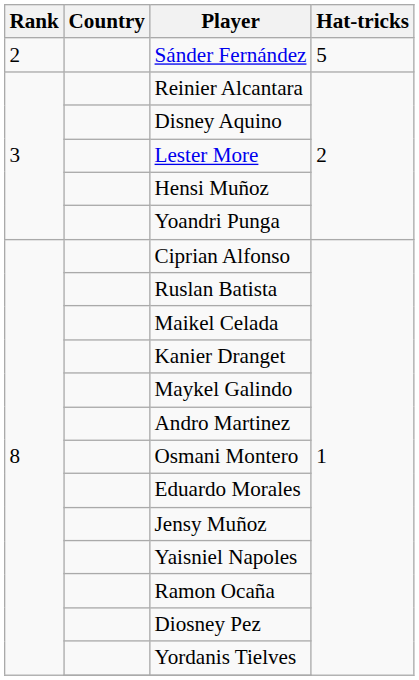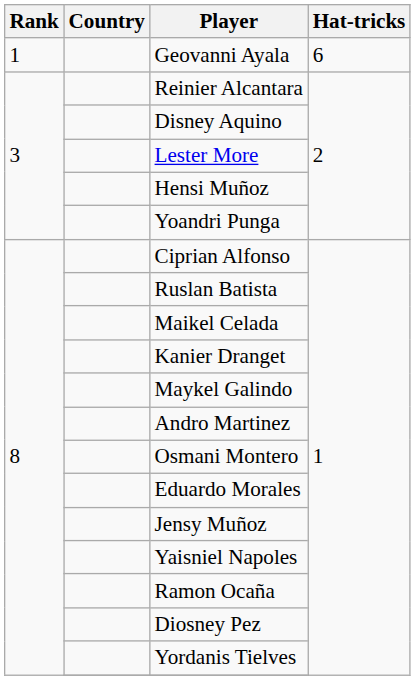+ row: (222, 54)
- row: (231, 54)
